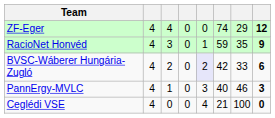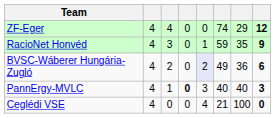(222, 67) 42 -> (222, 67) 49
(242, 67) 33 -> (242, 67) 36
(187, 89) normal -> (187, 89) bold
(242, 89) 46 -> (242, 89) 40
